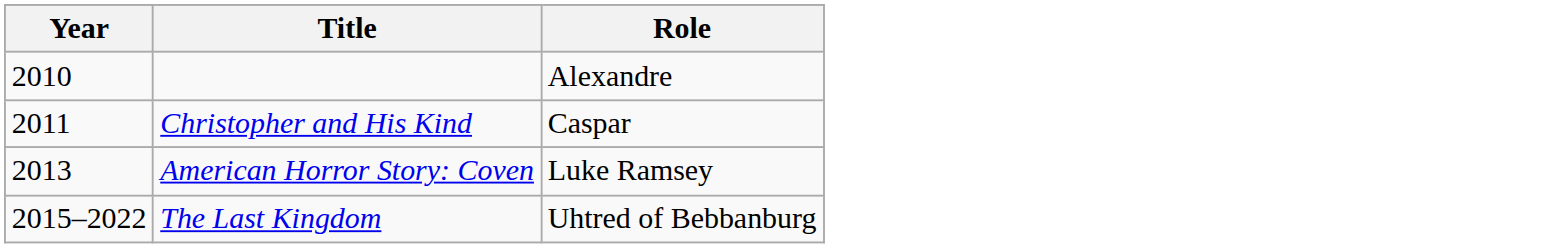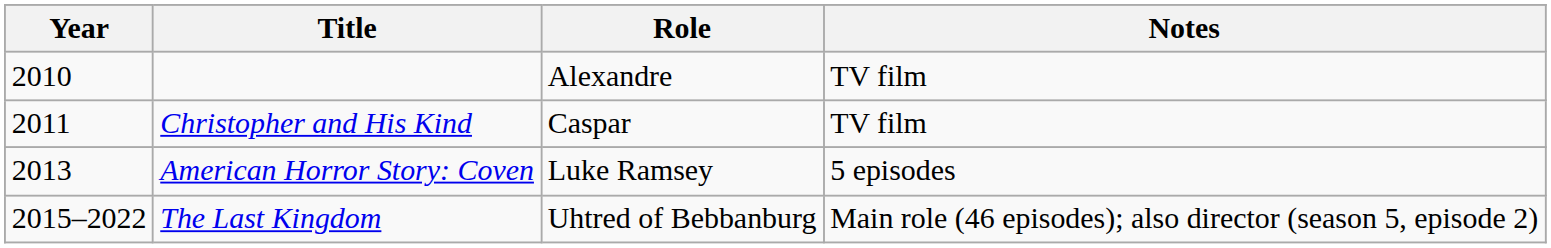+ column: (1184, 28)
